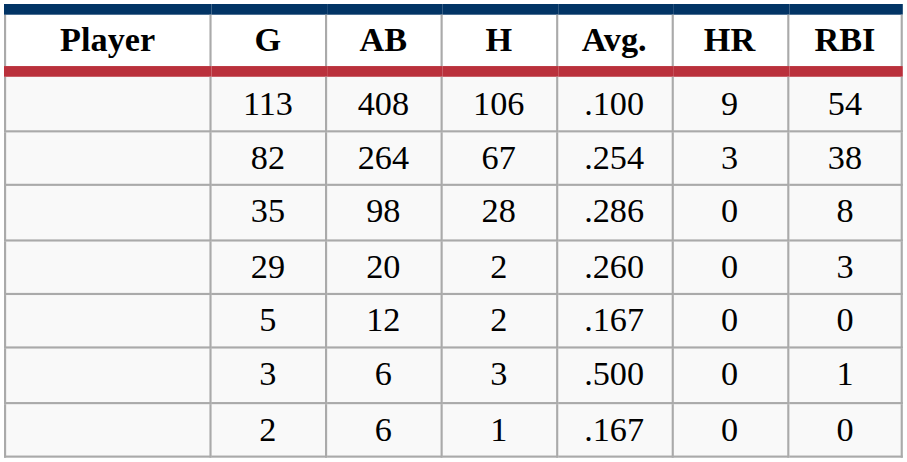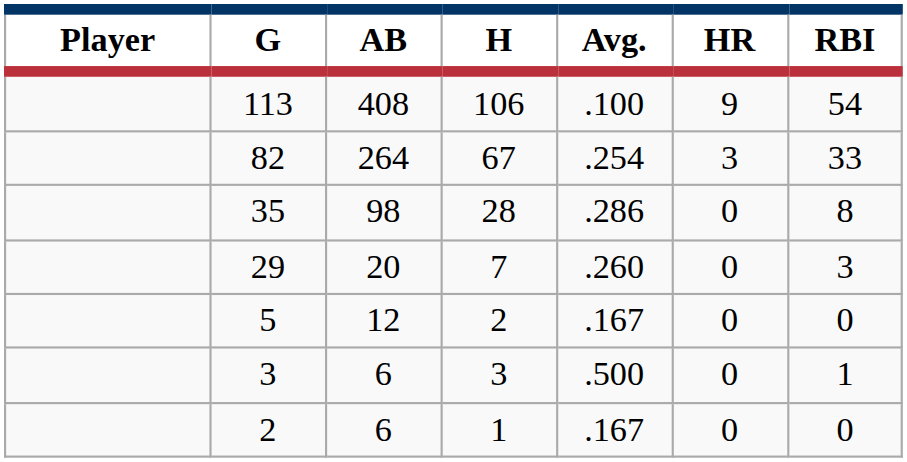(845, 157) 38 -> (845, 157) 33
(499, 265) 2 -> (499, 265) 7
